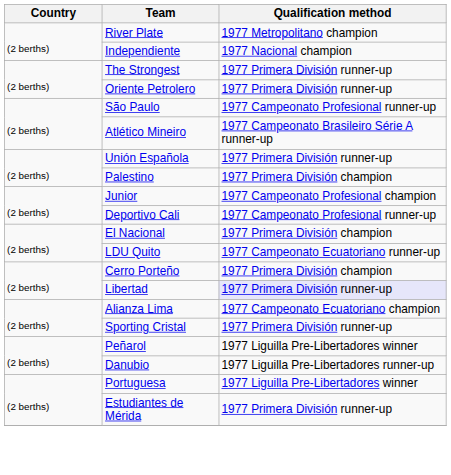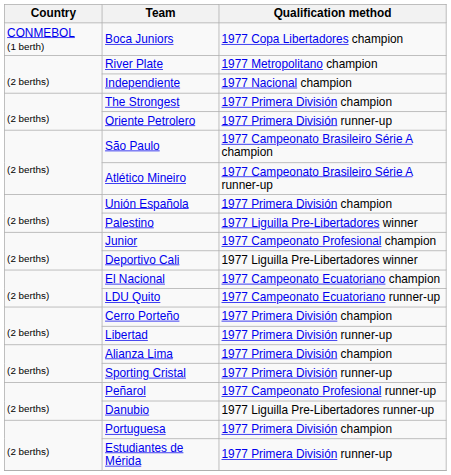+ row: (139, 39)
(307, 70) 1977 Primera División runner-up -> (307, 102) 1977 Primera División champion
(329, 107) 1977 Campeonato Profesional runner-up -> (317, 146) 1977 Campeonato Brasileiro Série A champion
(307, 158) 1977 Primera División runner-up -> (307, 204) 1977 Primera División champion
(307, 177) 1977 Primera División champion -> (320, 222) 1977 Liguilla Pre-Libertadores winner
(329, 214) 1977 Campeonato Profesional runner-up -> (320, 260) 1977 Liguilla Pre-Libertadores winner
(307, 233) 1977 Primera División champion -> (331, 279) 1977 Campeonato Ecuatoriano champion
(307, 290) lavender background -> (307, 335) no background
(331, 308) 1977 Campeonato Ecuatoriano champion -> (307, 354) 1977 Primera División champion
(320, 346) 1977 Liguilla Pre-Libertadores winner -> (329, 391) 1977 Campeonato Profesional runner-up
(320, 383) 1977 Liguilla Pre-Libertadores winner -> (307, 429) 1977 Primera División champion
